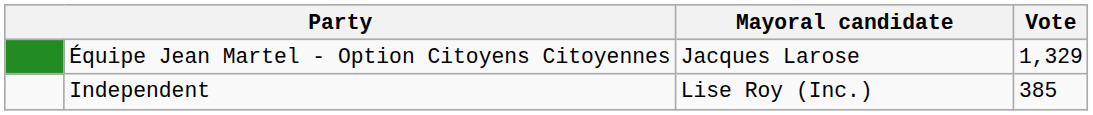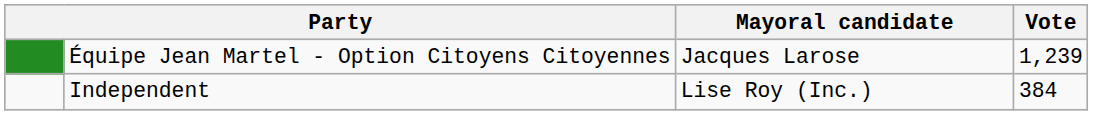(1051, 57) 1,329 -> (1051, 57) 1,239
(1038, 92) 385 -> (1038, 92) 384
